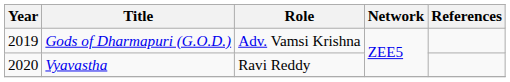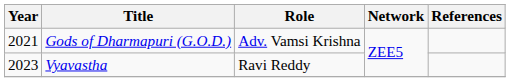(23, 40) 2019 -> (23, 40) 2021
(23, 64) 2020 -> (23, 64) 2023
